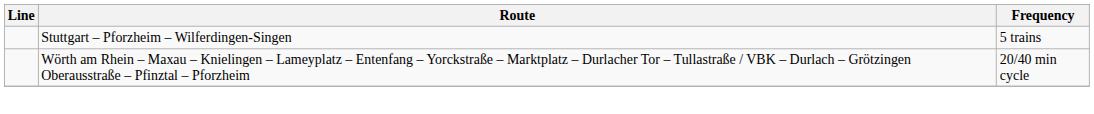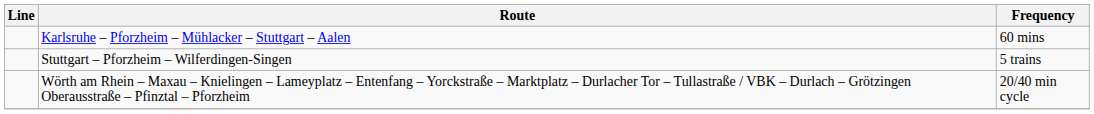+ row: (196, 37)
